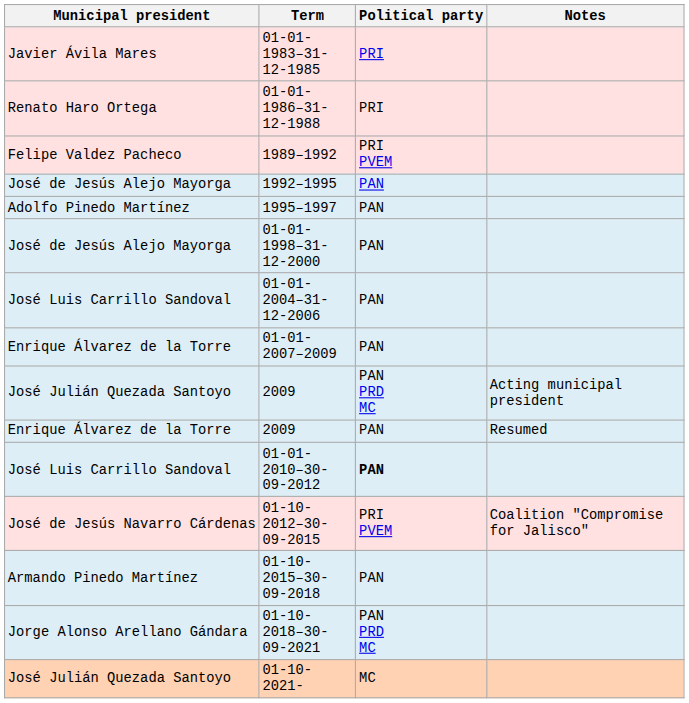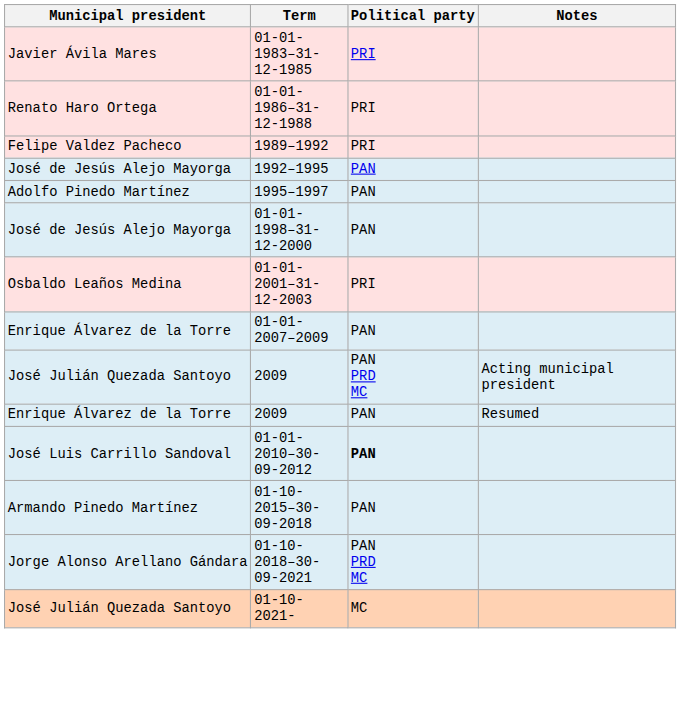(376, 155) PRI PVEM -> (363, 147) PRI
+ row: (95, 284)
- row: (119, 300)
- row: (132, 524)
